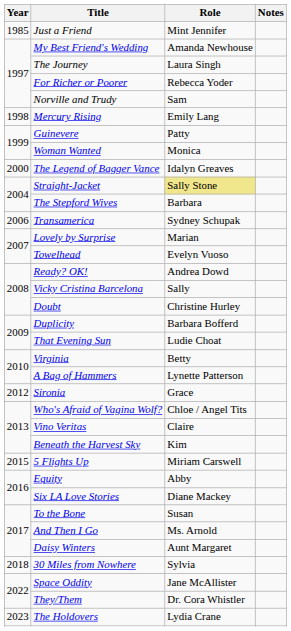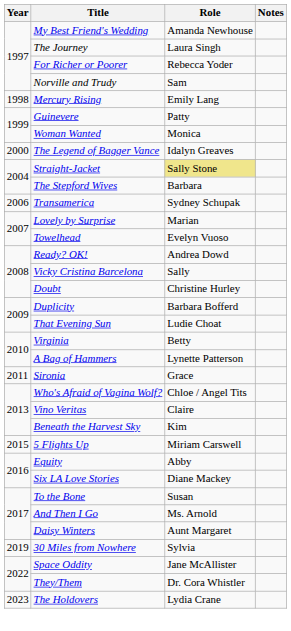- row: (63, 30)
(18, 392) 2012 -> (18, 375) 2011
(18, 565) 2018 -> (18, 548) 2019
